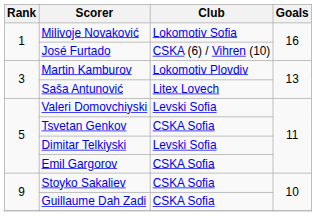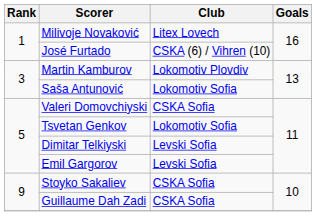(195, 32) Lokomotiv Sofia -> (186, 32) Litex Lovech
(186, 88) Litex Lovech -> (195, 88) Lokomotiv Sofia
(185, 107) Levski Sofia -> (184, 107) CSKA Sofia
(184, 126) CSKA Sofia -> (195, 126) Lokomotiv Sofia
(184, 164) CSKA Sofia -> (185, 164) Levski Sofia
